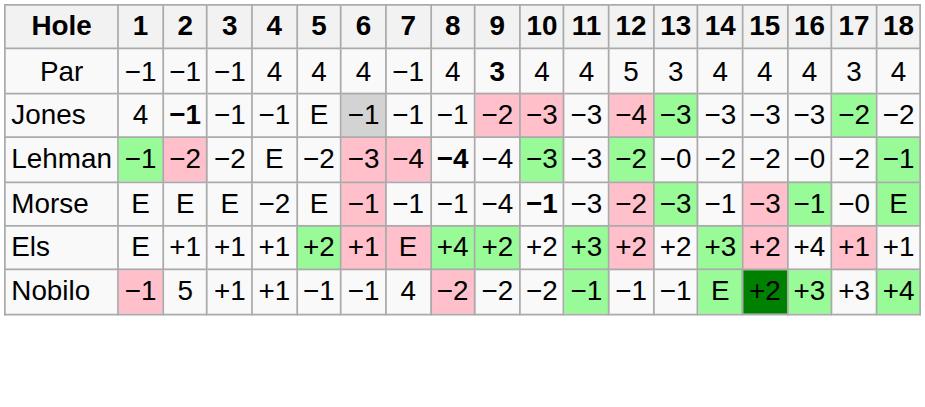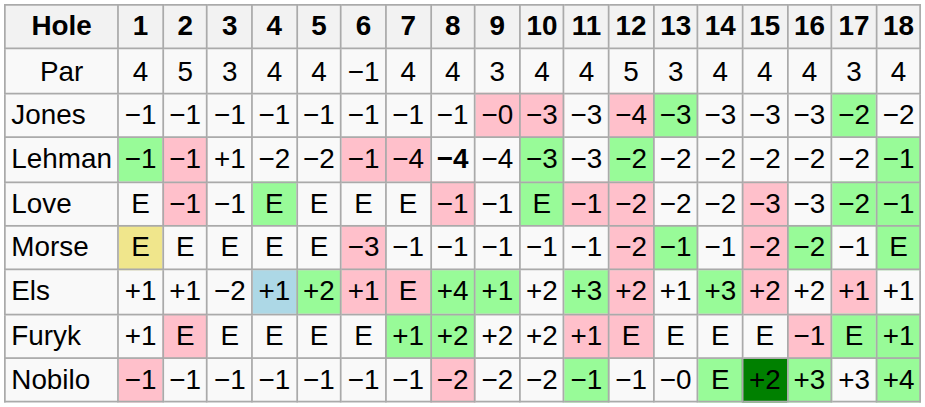(141, 70) −1 -> (141, 70) 4
(185, 70) −1 -> (185, 70) 5
(230, 70) −1 -> (230, 70) 3
(364, 70) 4 -> (364, 70) −1
(408, 70) −1 -> (408, 70) 4
(497, 70) bold -> (497, 70) normal
(141, 114) 4 -> (141, 114) −1
(185, 114) bold -> (185, 114) normal
(319, 114) E -> (319, 114) −1
(364, 114) lightgrey background -> (364, 114) no background
(497, 114) −2 -> (497, 114) −0
(185, 159) −2 -> (185, 159) −1
(230, 159) −2 -> (230, 159) +1
(274, 159) E -> (274, 159) −2
(364, 159) −3 -> (364, 159) −1
(676, 159) −0 -> (676, 159) −2
(809, 159) −0 -> (809, 159) −2
+ row: (41, 203)
(141, 203) no background -> (141, 247) khaki background
(274, 203) −2 -> (274, 247) E
(364, 203) −1 -> (364, 247) −3
(497, 203) −4 -> (497, 247) −1
(542, 203) bold -> (542, 247) normal
(586, 203) −3 -> (586, 247) −1
(676, 203) −3 -> (676, 247) −1
(765, 203) −3 -> (765, 247) −2
(809, 203) −1 -> (809, 247) −2
(854, 203) −0 -> (854, 247) −1
(141, 247) E -> (141, 291) +1
(230, 247) +1 -> (230, 291) −2
(274, 247) no background -> (274, 291) lightblue background
(497, 247) +2 -> (497, 291) +1
(676, 247) +2 -> (676, 291) +1
(809, 247) +4 -> (809, 291) +2
+ row: (46, 335)
(185, 291) 5 -> (185, 379) −1
(230, 291) +1 -> (230, 379) −1
(274, 291) +1 -> (274, 379) −1
(408, 291) 4 -> (408, 379) −1
(676, 291) −1 -> (676, 379) −0
